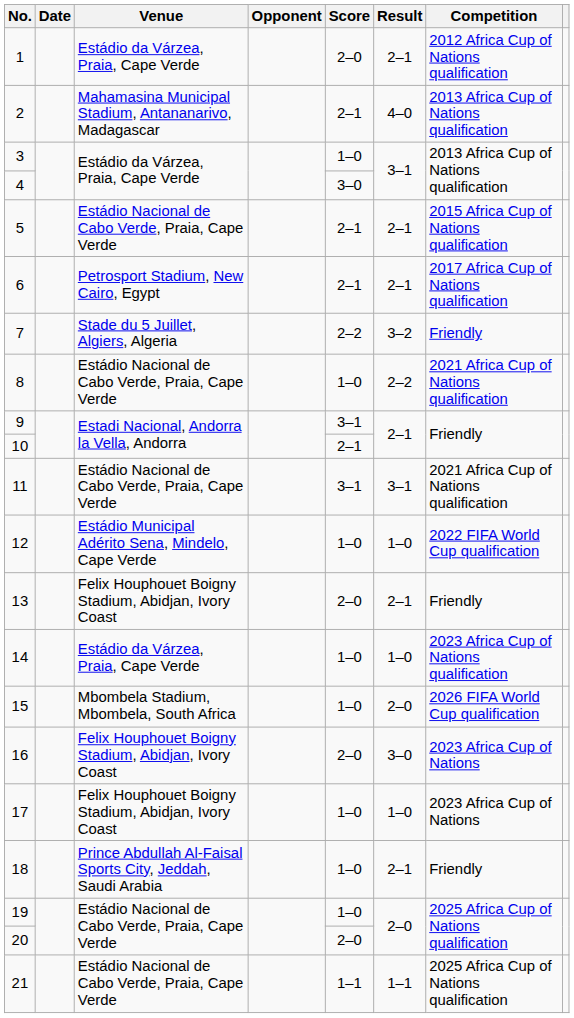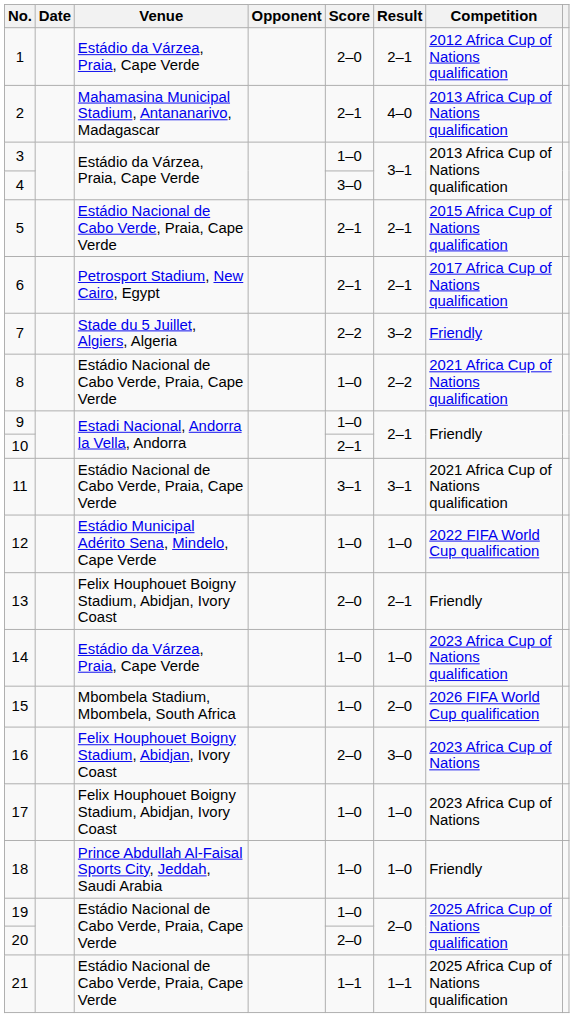(349, 422) 3–1 -> (349, 422) 1–0
(400, 869) 2–1 -> (400, 869) 1–0
